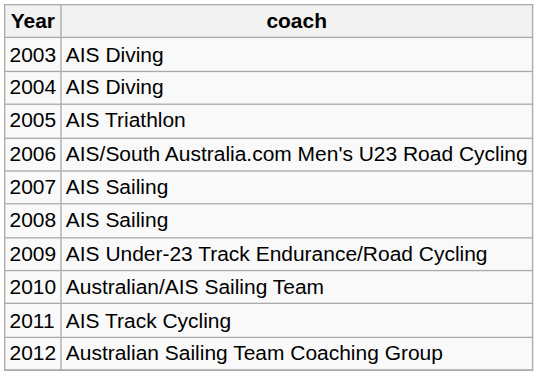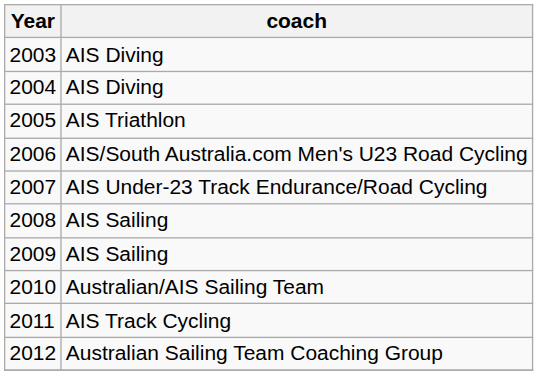(117, 187) AIS Sailing -> (277, 187) AIS Under-23 Track Endurance/Road Cycling
(277, 253) AIS Under-23 Track Endurance/Road Cycling -> (117, 253) AIS Sailing
